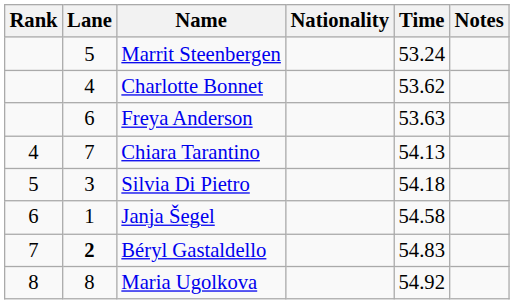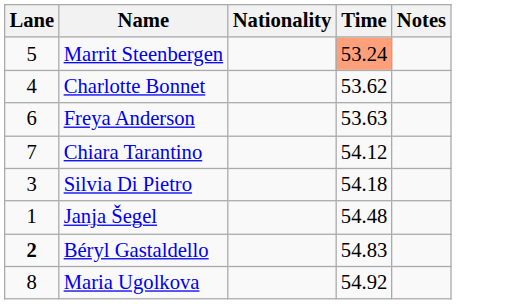- column: (33, 20)
(422, 53) no background -> (364, 53) lightsalmon background
(422, 151) 54.13 -> (364, 151) 54.12
(422, 217) 54.58 -> (364, 217) 54.48
